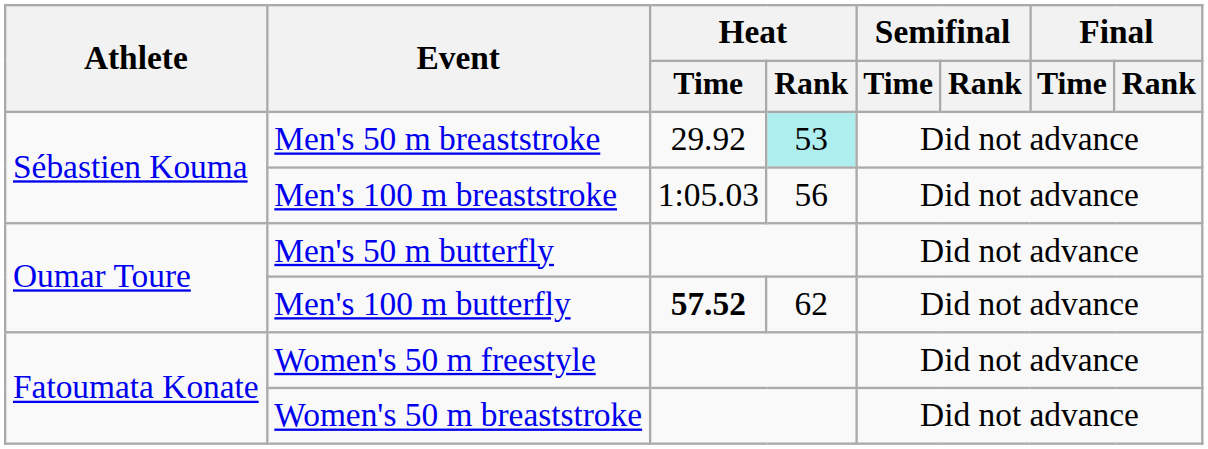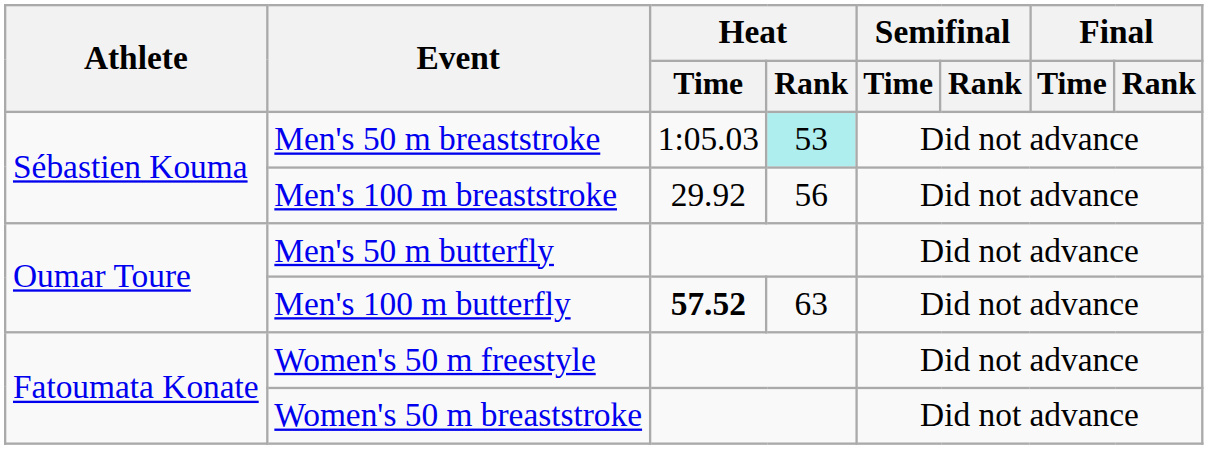(708, 139) 29.92 -> (708, 139) 1:05.03
(708, 194) 1:05.03 -> (708, 194) 29.92
(811, 304) 62 -> (811, 304) 63
